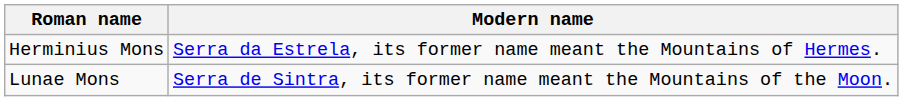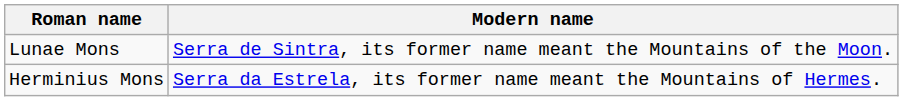rows swapped: (87, 50) <-> (64, 80)
